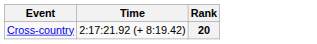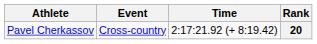+ column: (50, 13)
